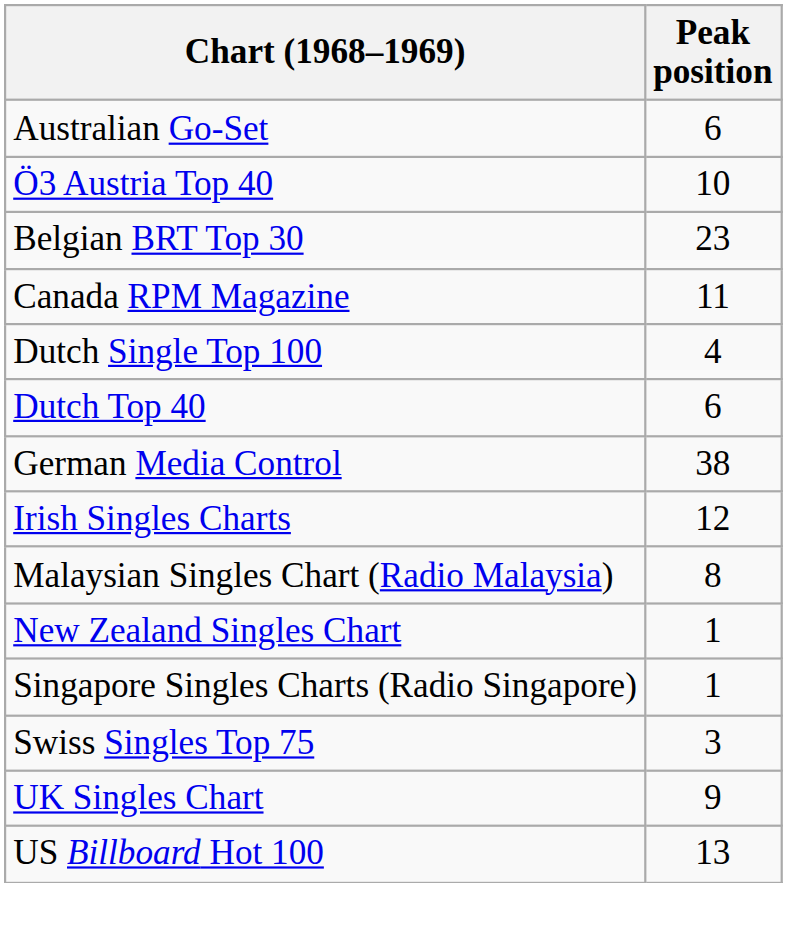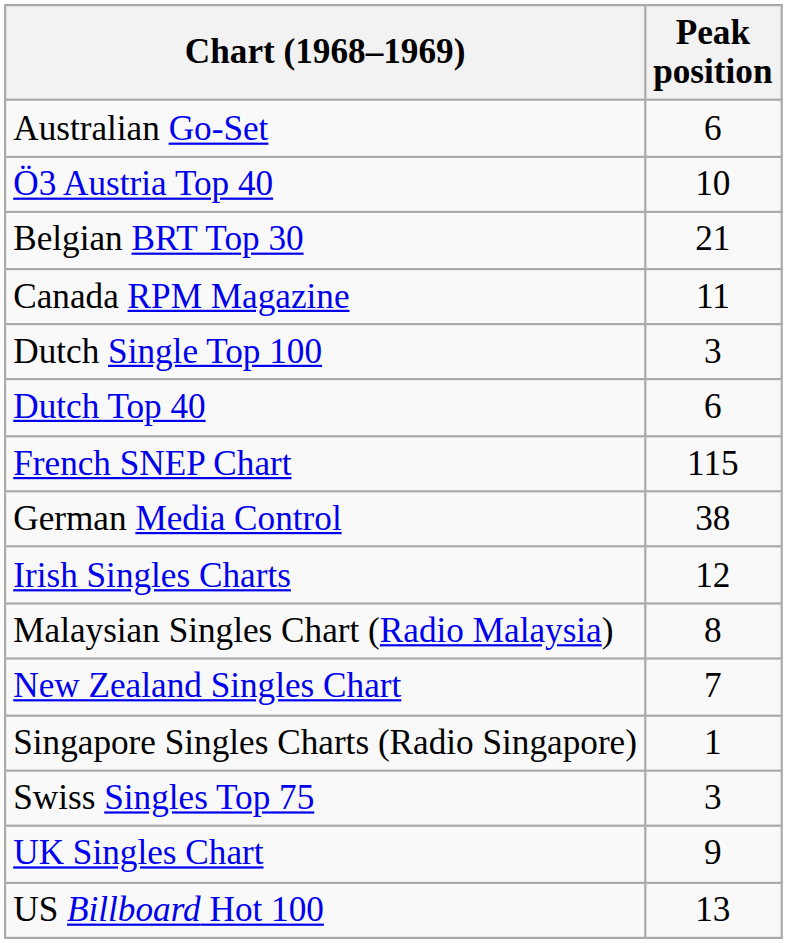(713, 239) 23 -> (713, 239) 21
(713, 351) 4 -> (713, 351) 3
+ row: (152, 462)
(713, 630) 1 -> (713, 686) 7
